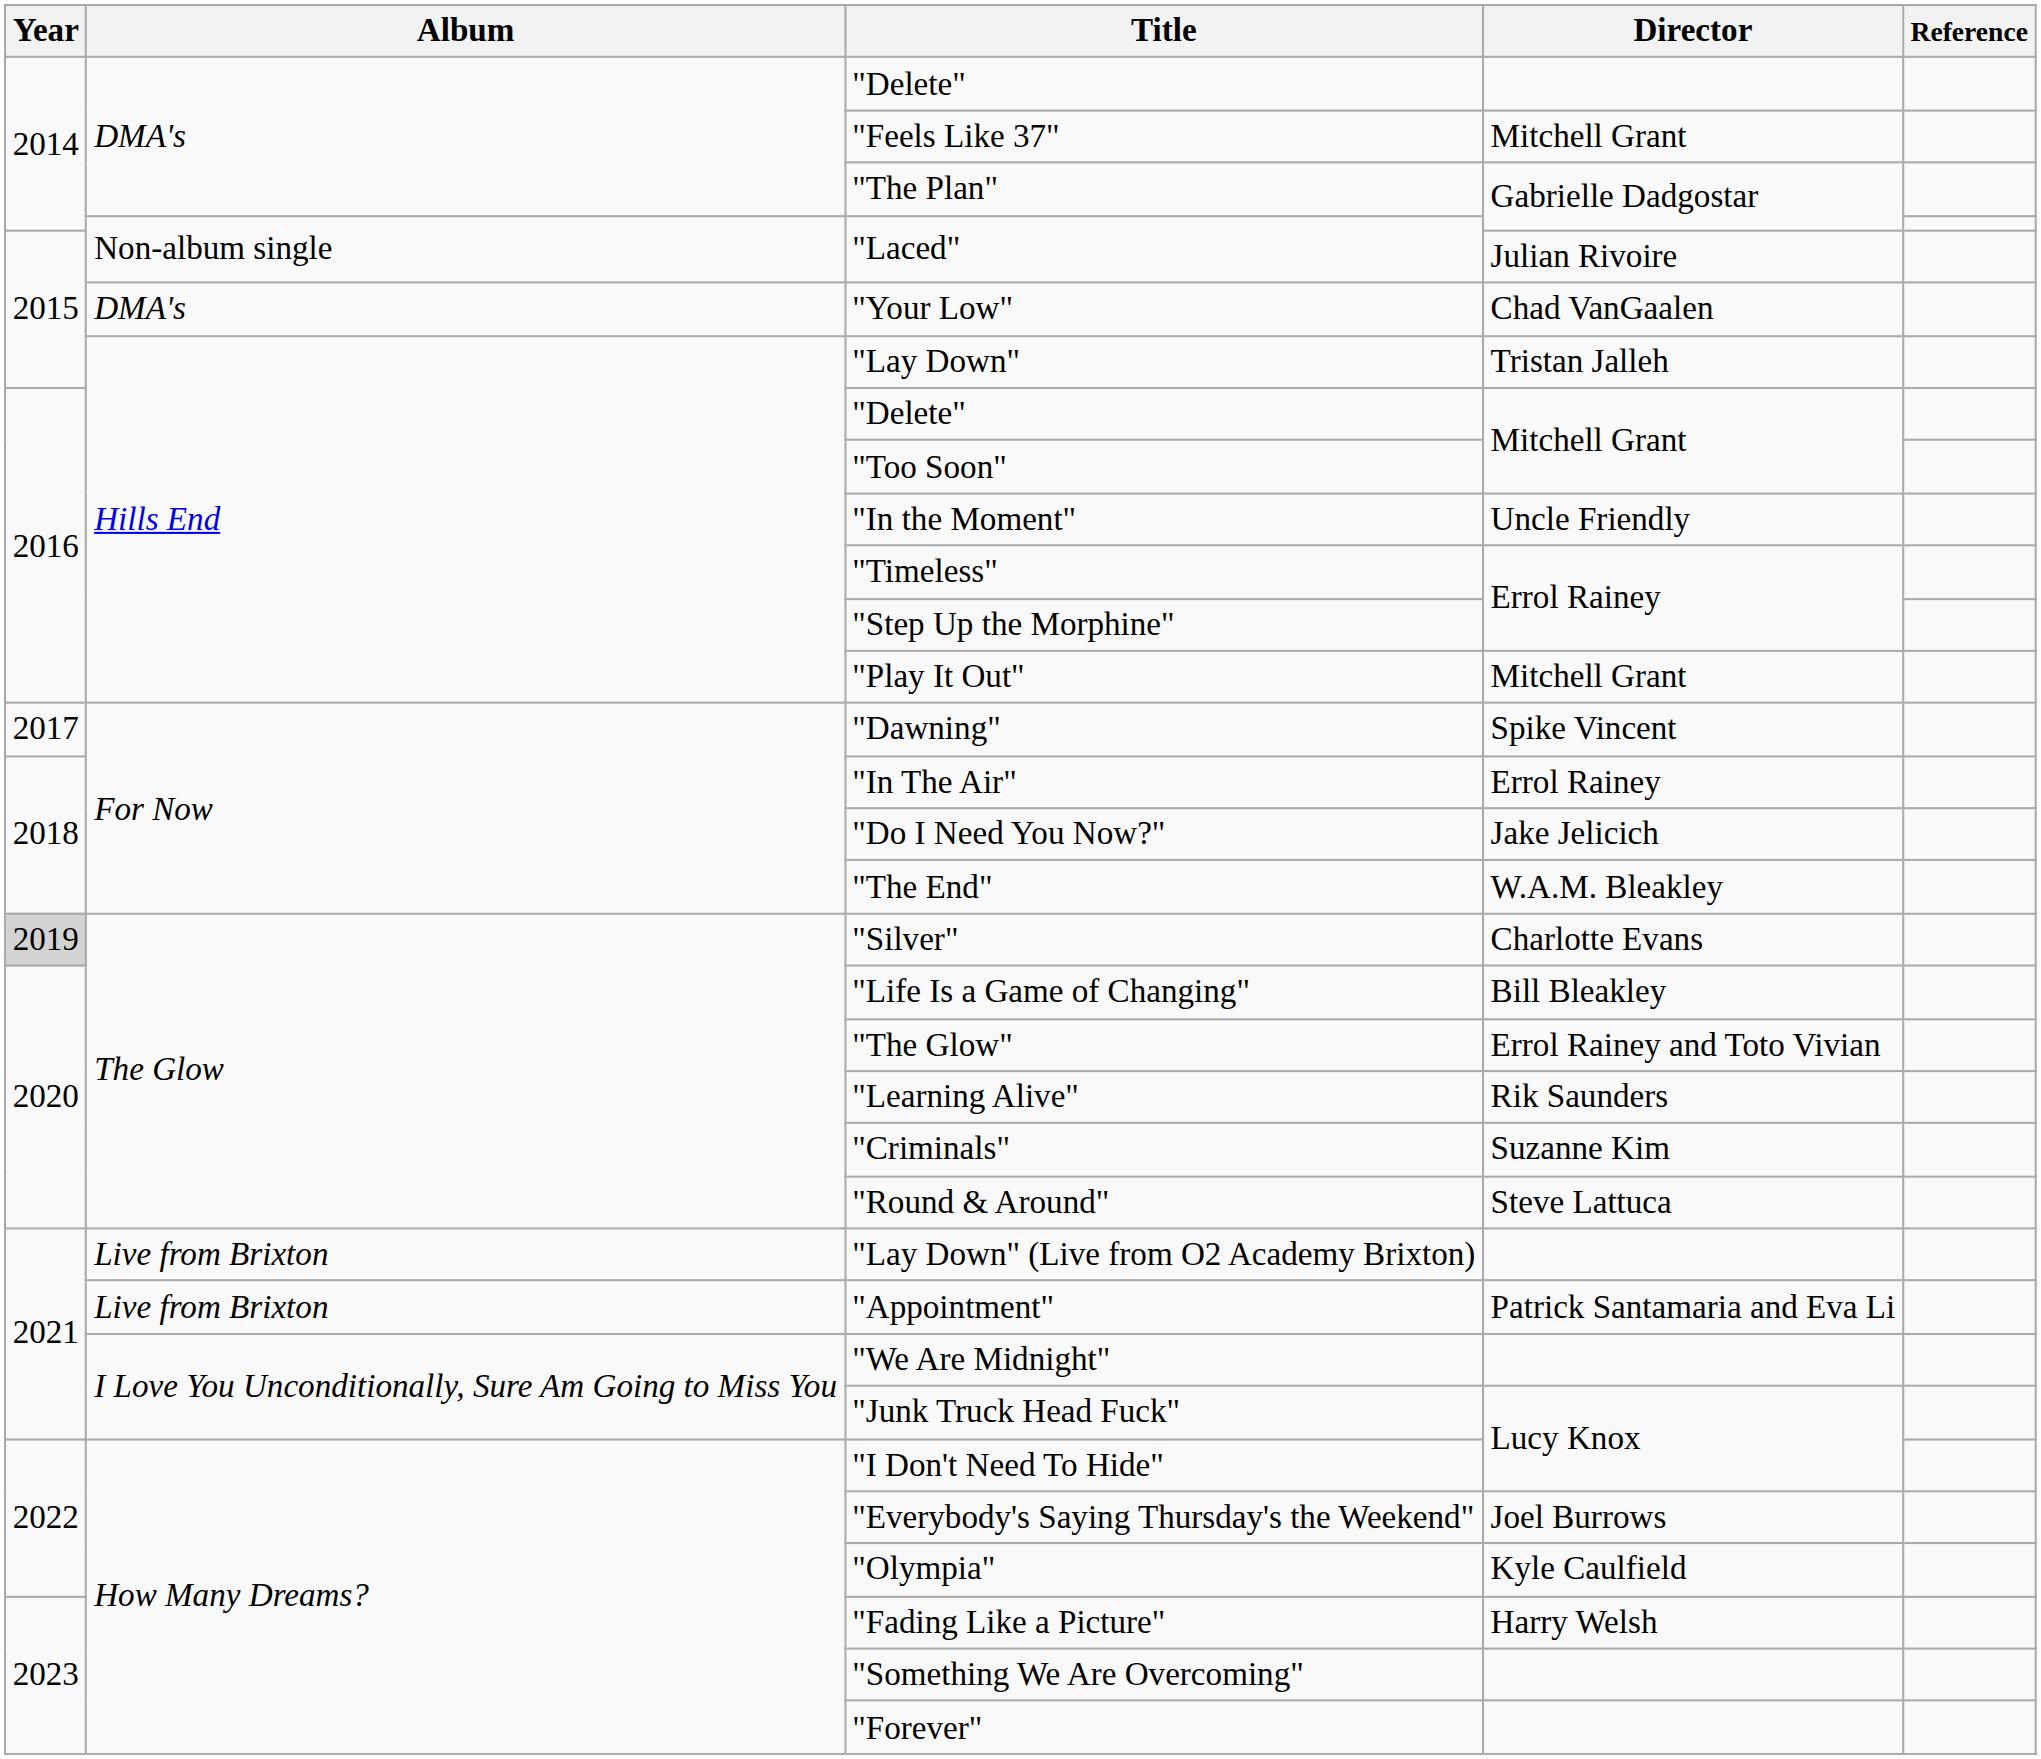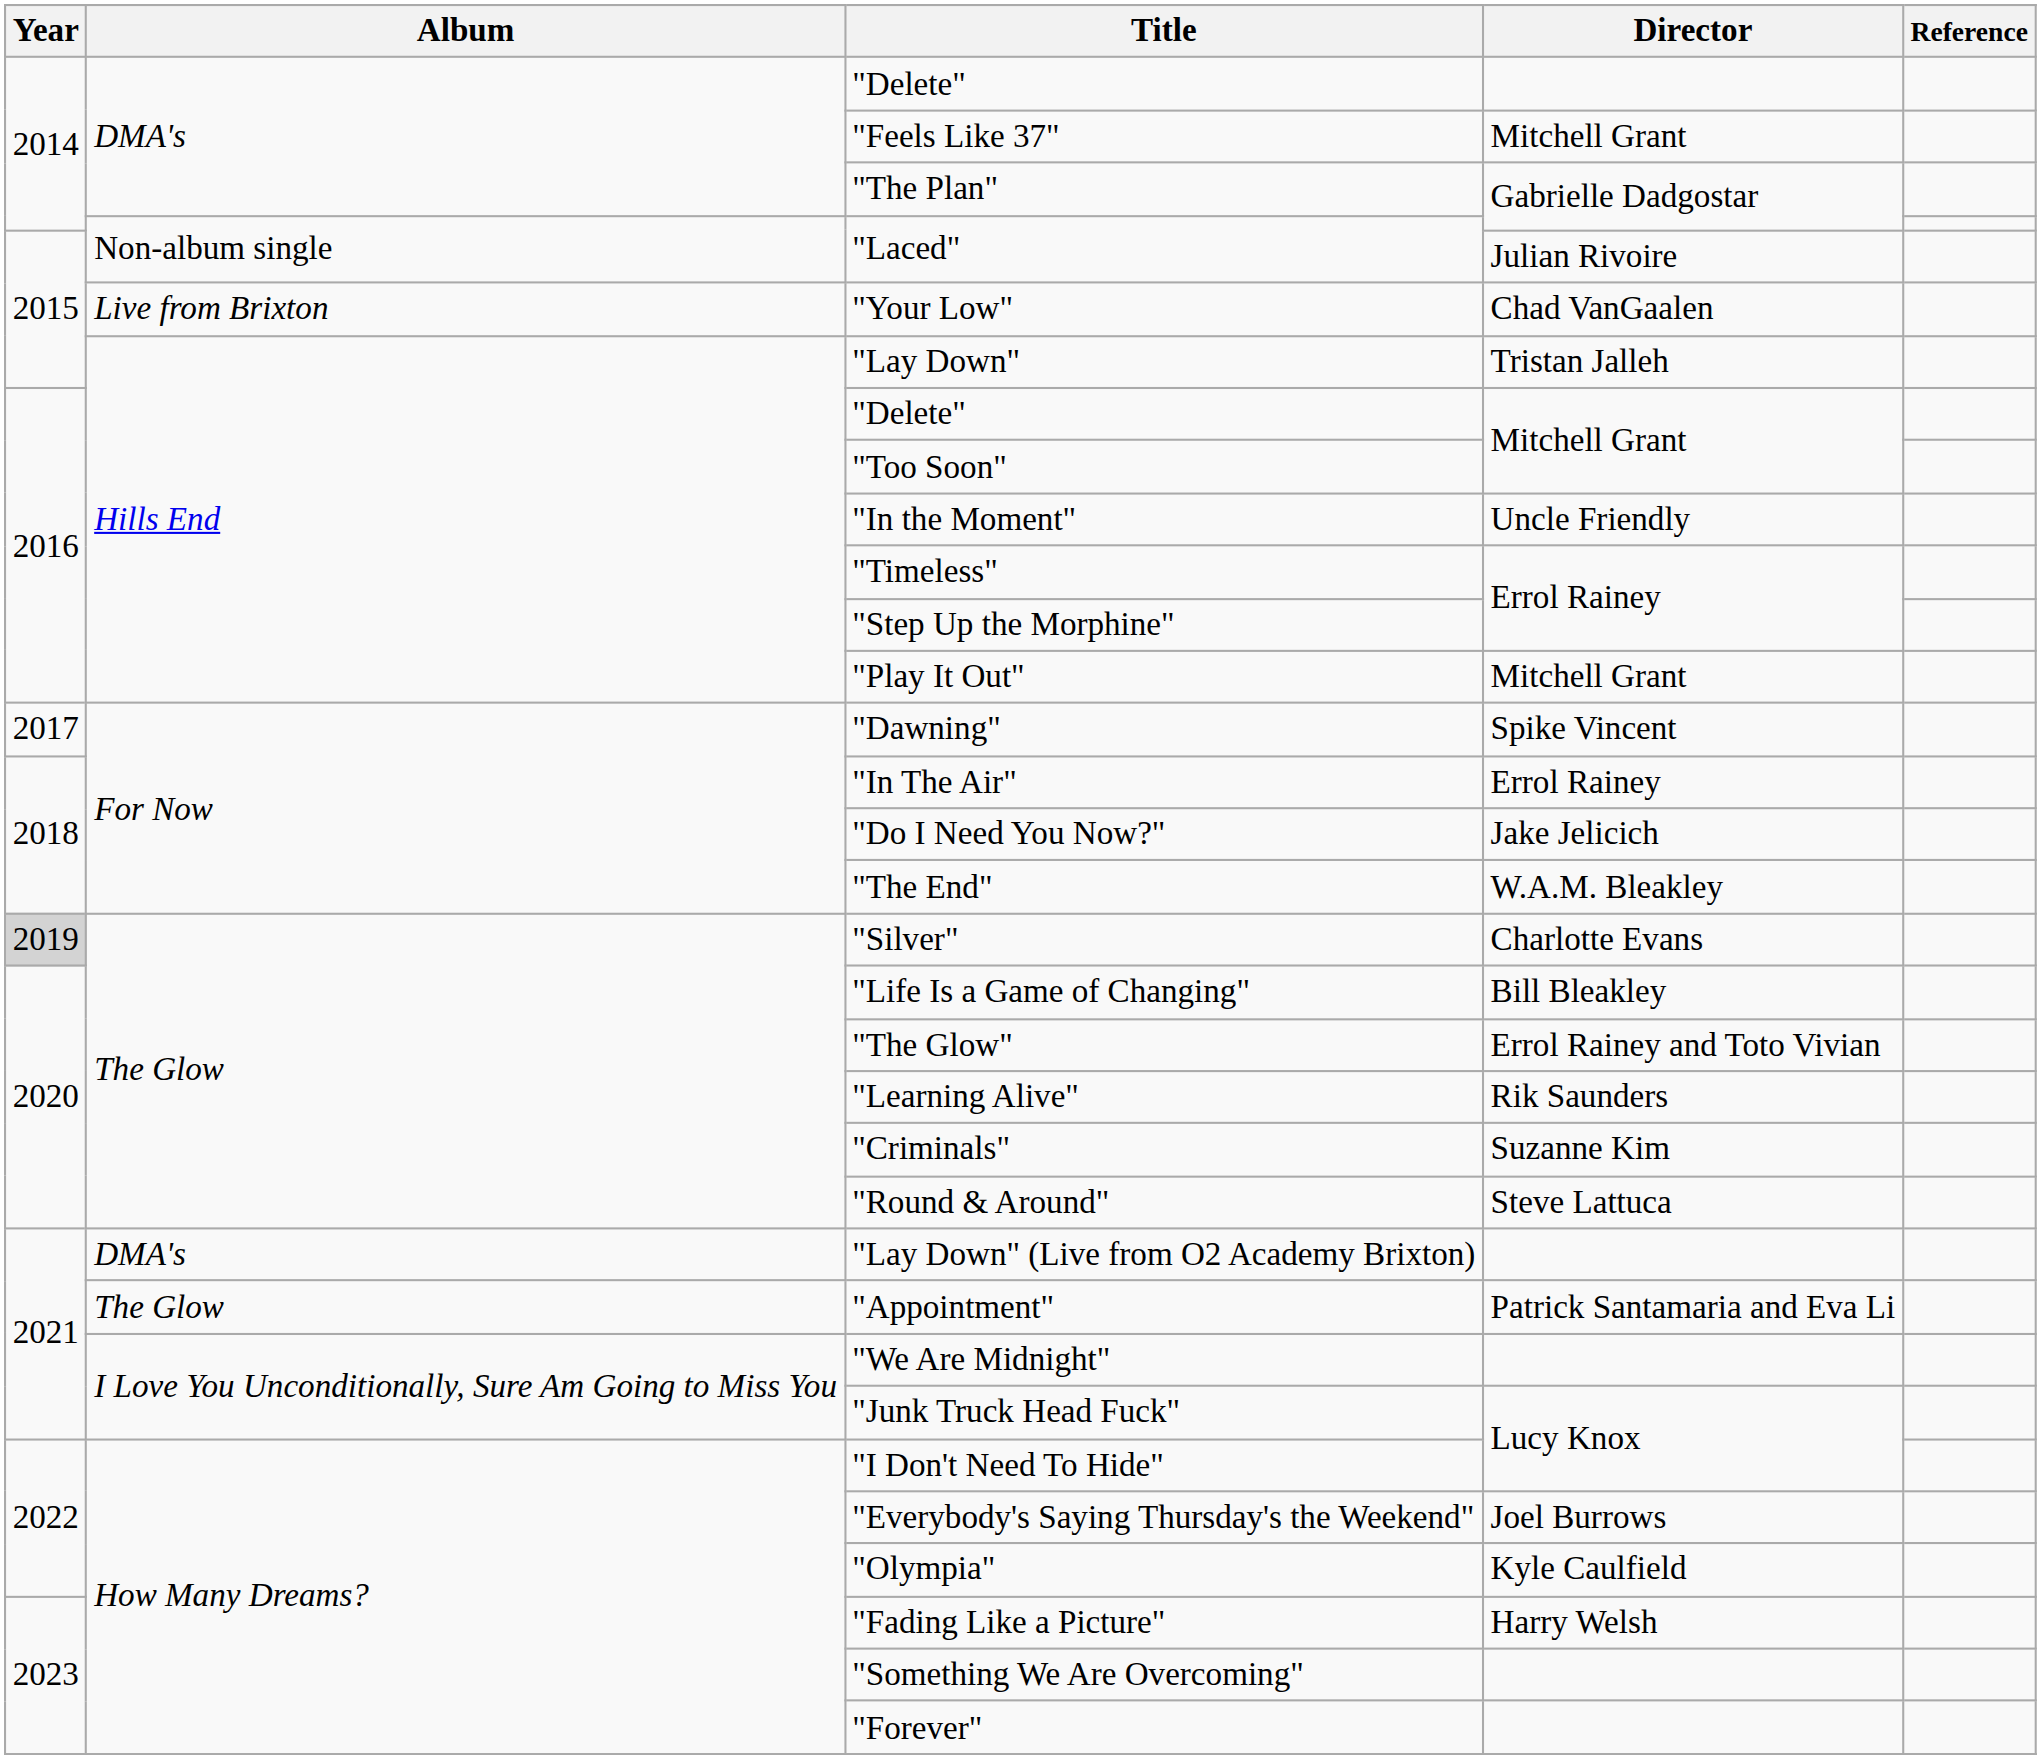(140, 308) DMA's -> (211, 308) Live from Brixton
(211, 1254) Live from Brixton -> (140, 1254) DMA's
(211, 1306) Live from Brixton -> (159, 1306) The Glow
